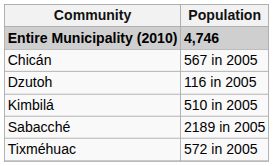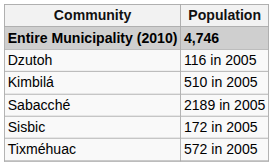- row: (30, 60)
+ row: (26, 127)
